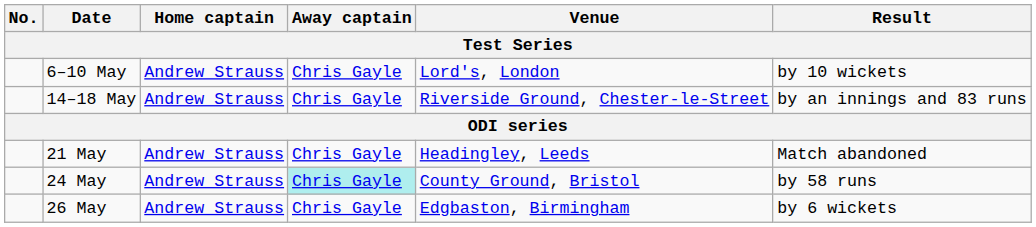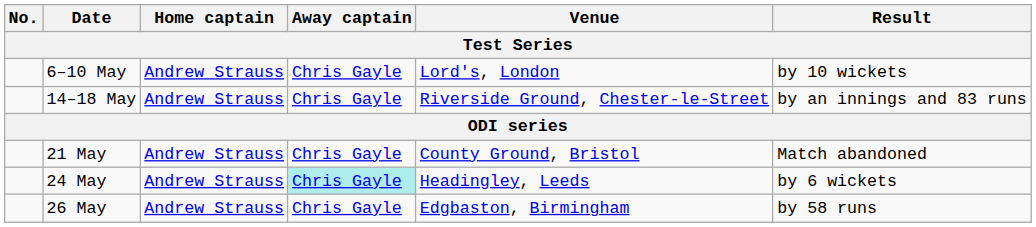(505, 154) Headingley, Leeds -> (530, 154) County Ground, Bristol
(530, 181) County Ground, Bristol -> (505, 181) Headingley, Leeds
(827, 181) by 58 runs -> (837, 181) by 6 wickets
(837, 208) by 6 wickets -> (827, 208) by 58 runs
